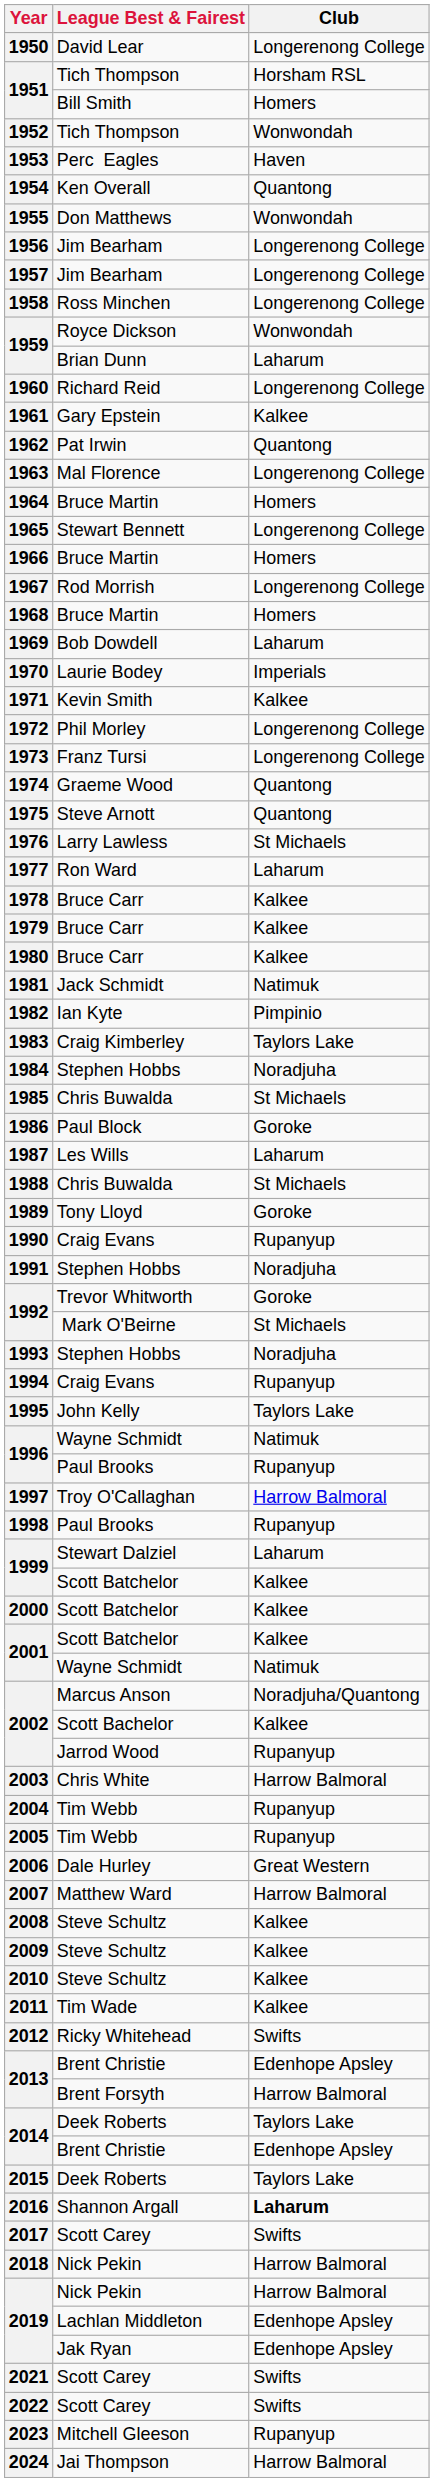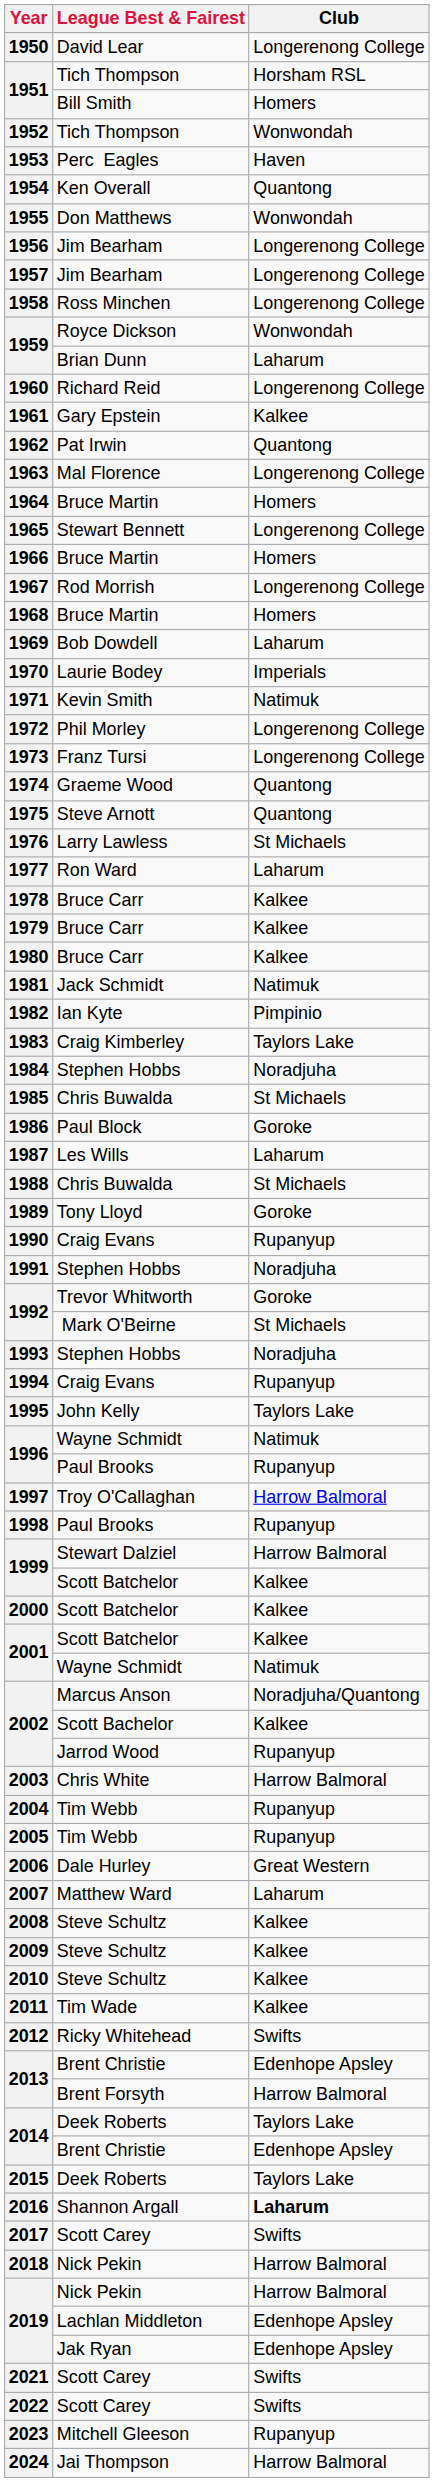(281, 700) Kalkee -> (286, 700) Natimuk
(289, 1553) Laharum -> (320, 1553) Harrow Balmoral
(320, 1894) Harrow Balmoral -> (289, 1894) Laharum
